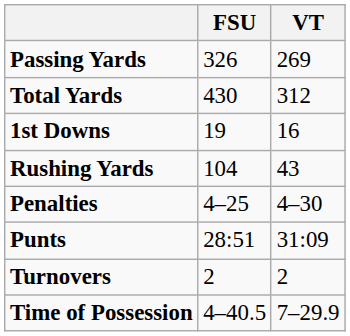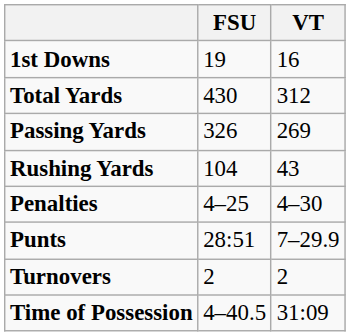rows swapped: (60, 131) <-> (78, 58)
(303, 240) 31:09 -> (308, 240) 7–29.9
(308, 312) 7–29.9 -> (303, 312) 31:09
